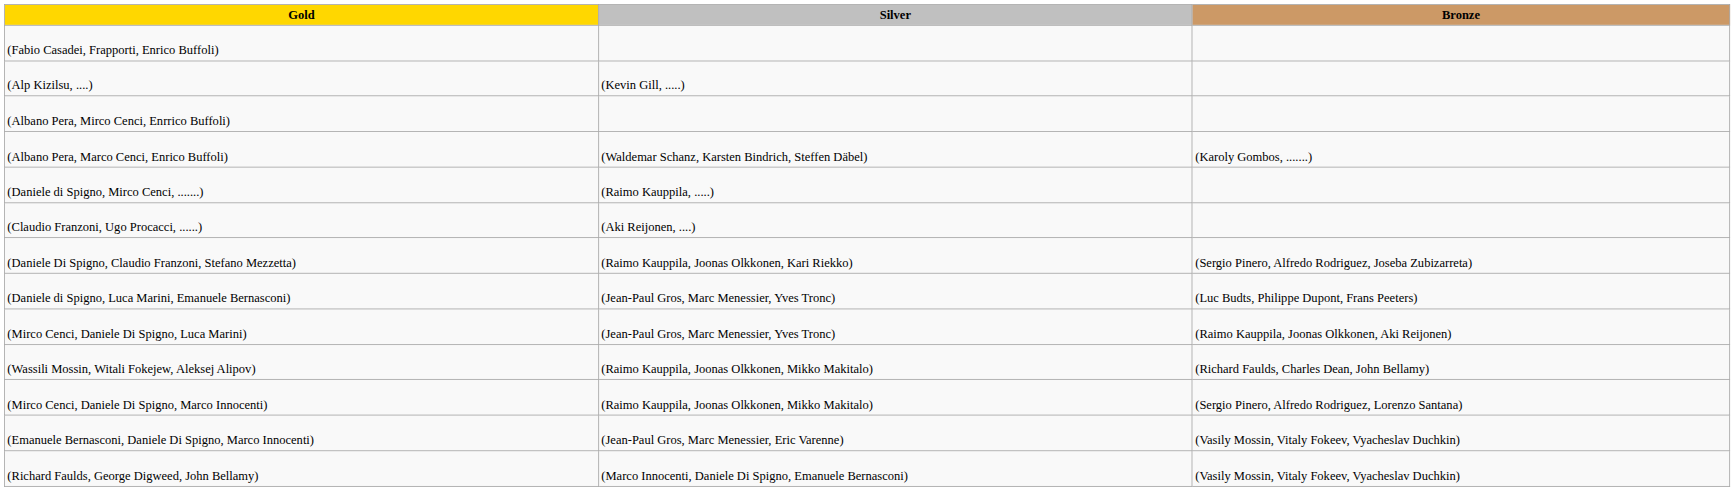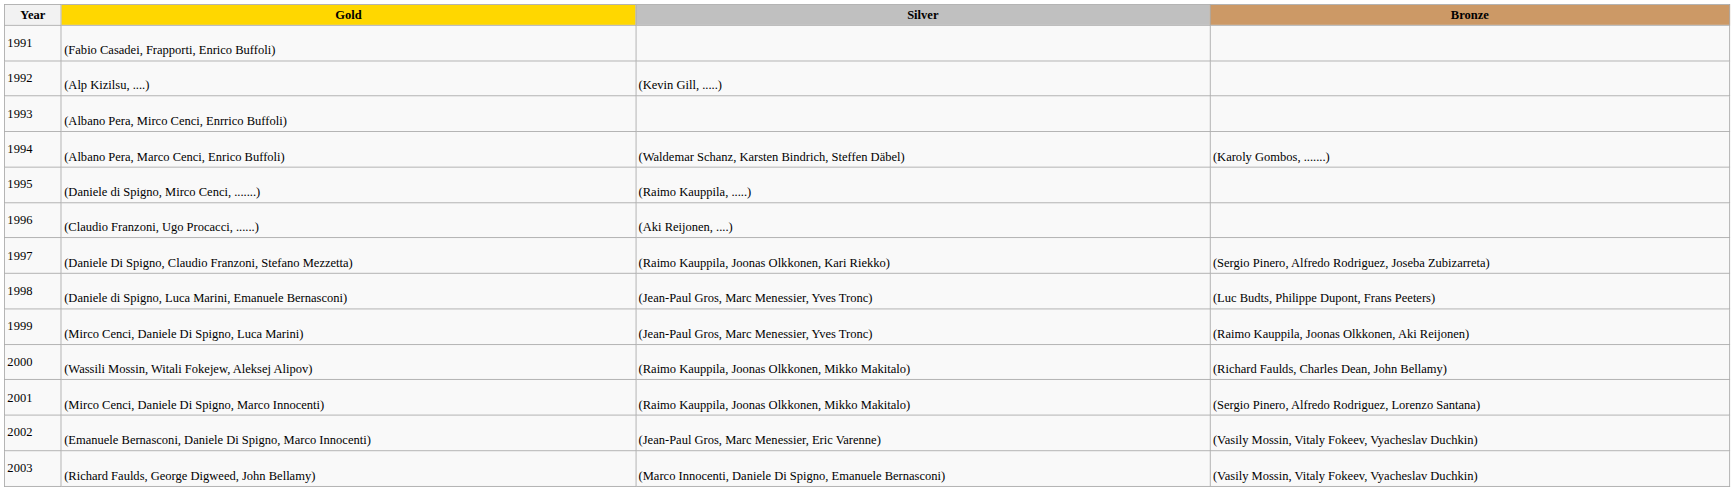+ column: (33, 15)
